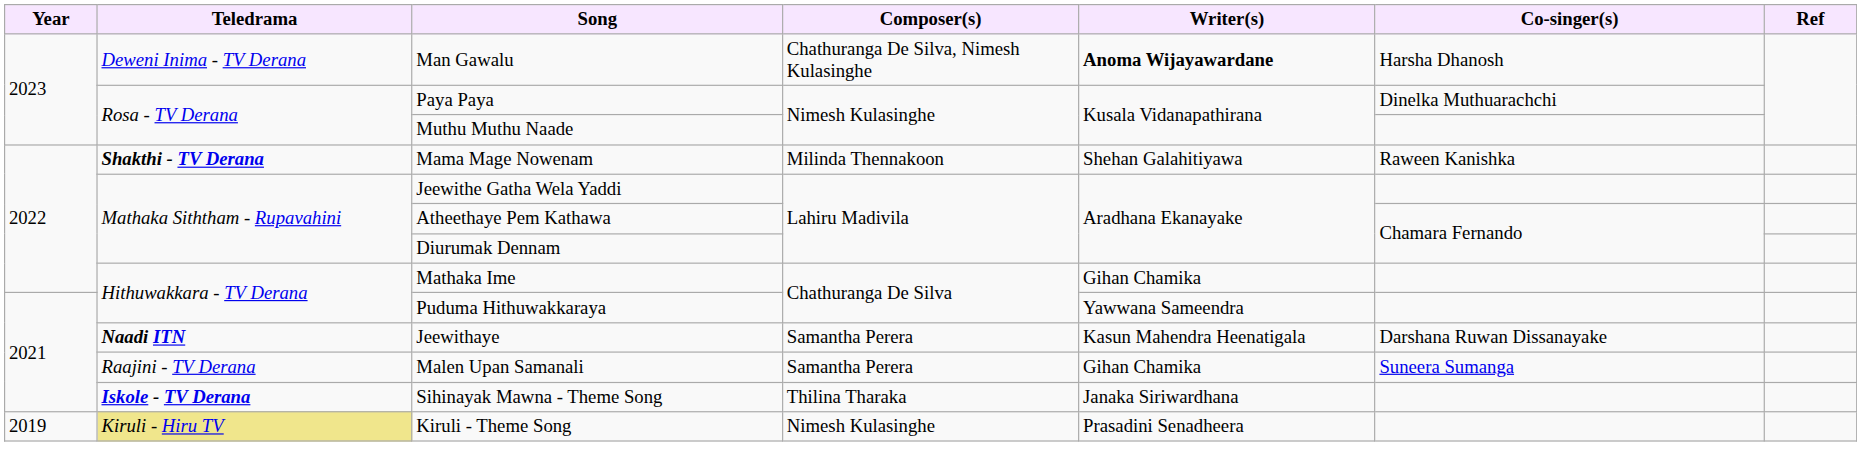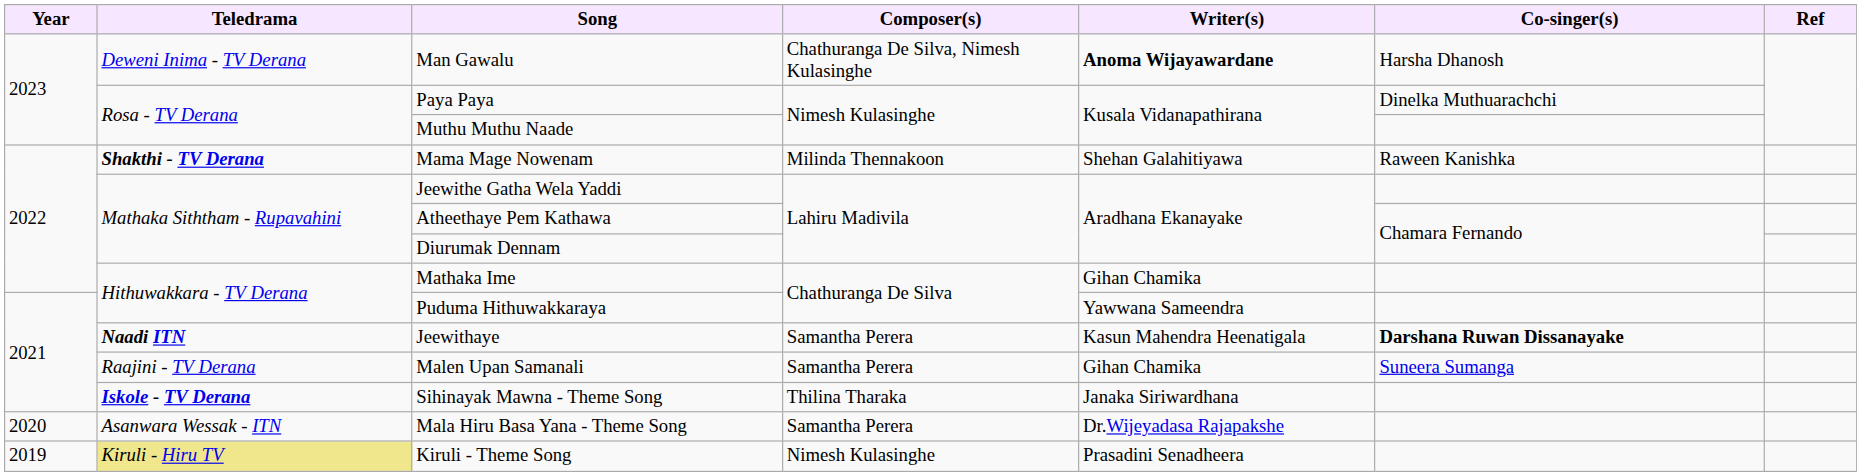(1493, 337) normal -> (1502, 337) bold
+ row: (552, 426)
